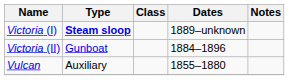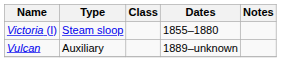(98, 30) bold -> (93, 30) normal
(208, 30) 1889–unknown -> (191, 30) 1855–1880
- row: (33, 48)
(198, 65) 1855–1880 -> (201, 48) 1889–unknown
